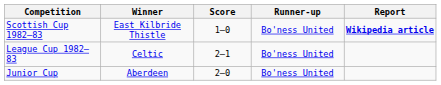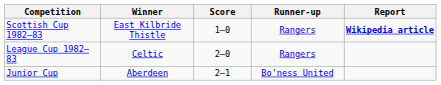(297, 30) Bo'ness United -> (297, 30) Rangers
(222, 54) 2–1 -> (222, 54) 2–0
(297, 54) Bo'ness United -> (297, 54) Rangers
(222, 73) 2–0 -> (222, 73) 2–1
